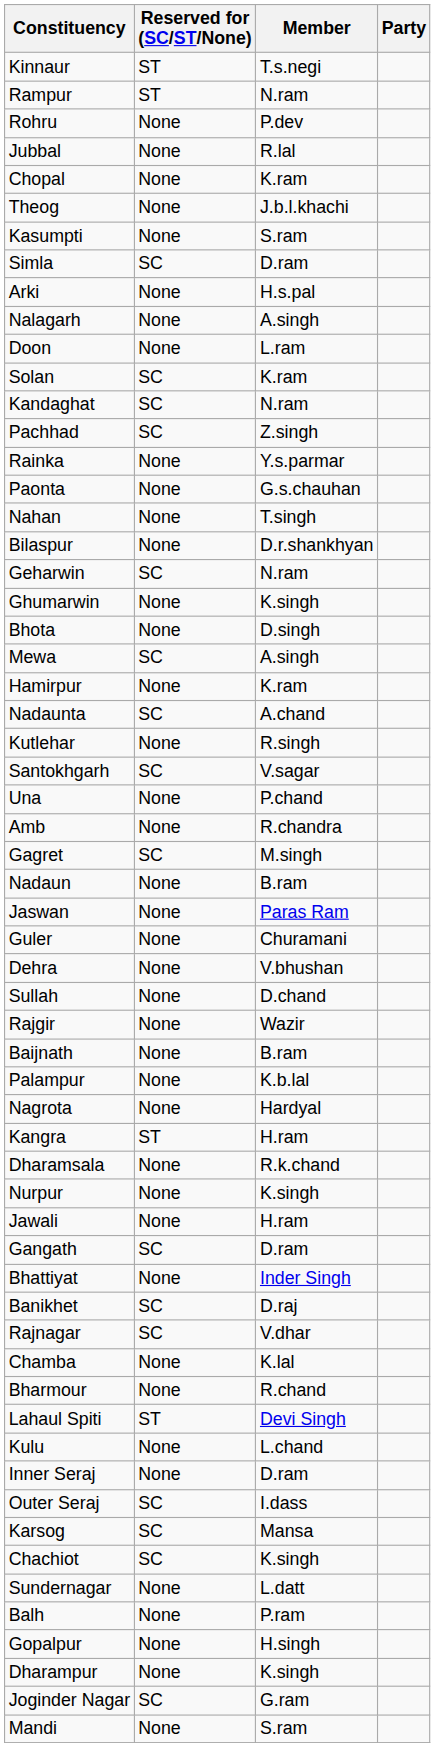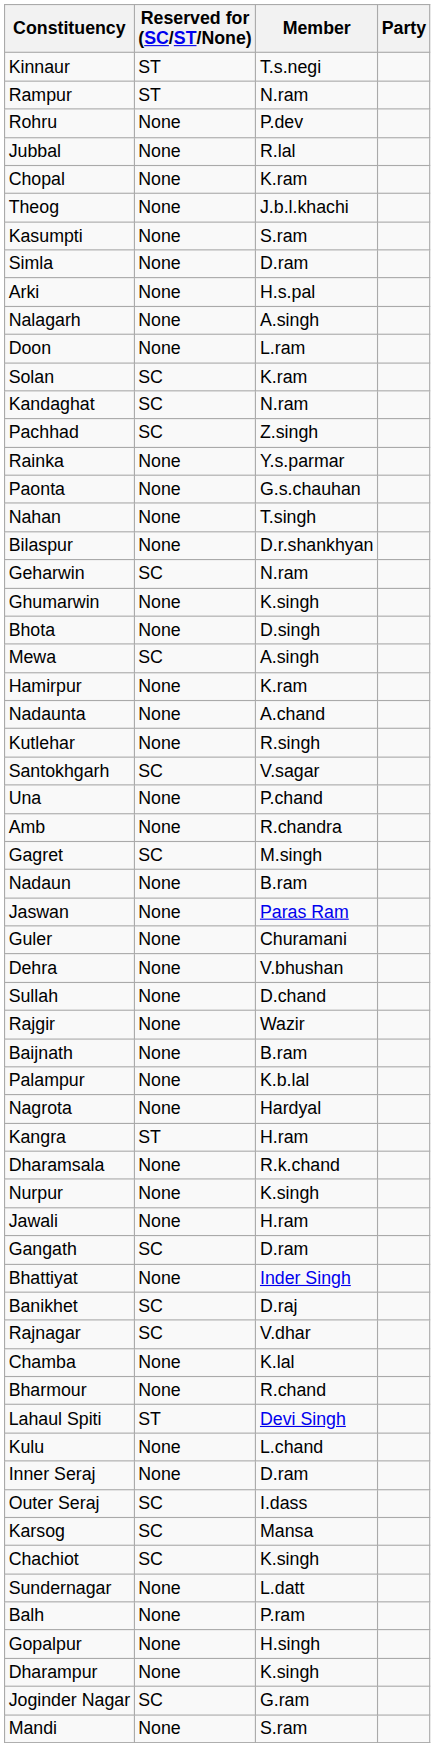(151, 263) SC -> (160, 263) None
(151, 714) SC -> (160, 714) None
